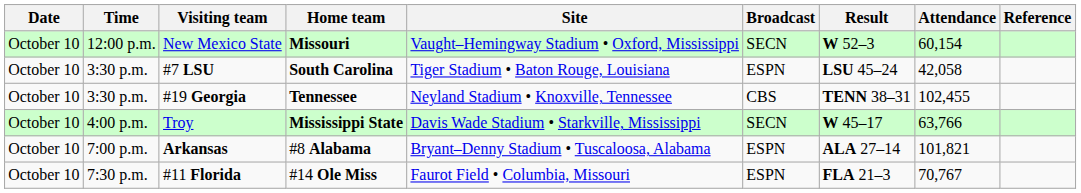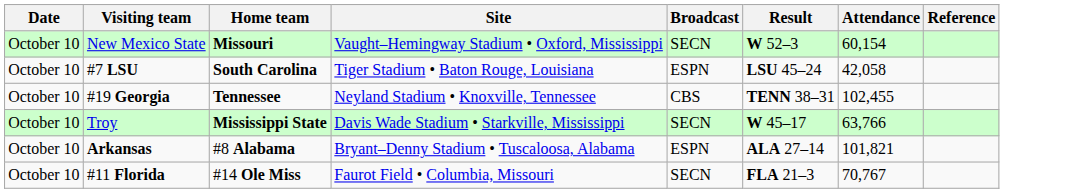- column: (121, 17)
(766, 175) ESPN -> (691, 175) SECN
